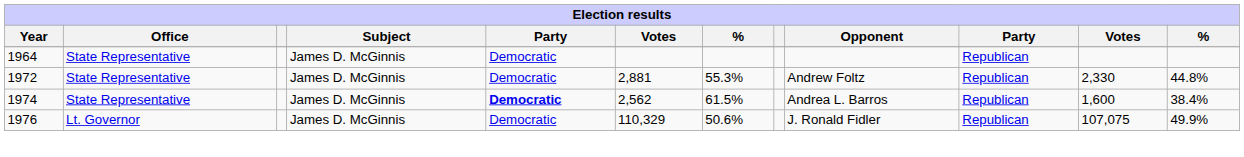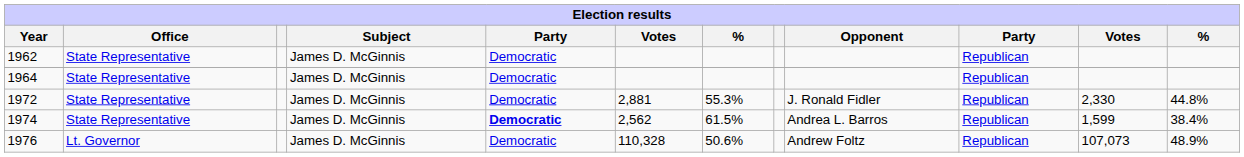+ row: (22, 57)
(826, 78) Andrew Foltz -> (834, 99) J. Ronald Fidler
(1098, 99) 1,600 -> (1098, 120) 1,599
(642, 120) 110,329 -> (642, 141) 110,328
(834, 120) J. Ronald Fidler -> (826, 141) Andrew Foltz
(1106, 120) 107,075 -> (1106, 141) 107,073
(1189, 120) 49.9% -> (1189, 141) 48.9%
